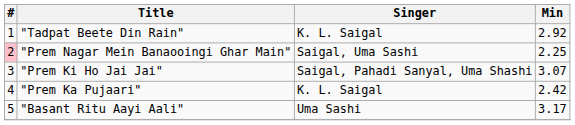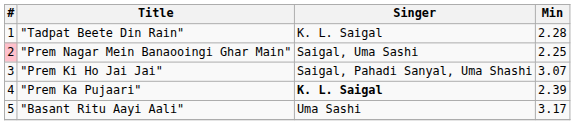(552, 34) 2.92 -> (552, 34) 2.28
(340, 91) normal -> (340, 91) bold
(552, 91) 2.42 -> (552, 91) 2.39
